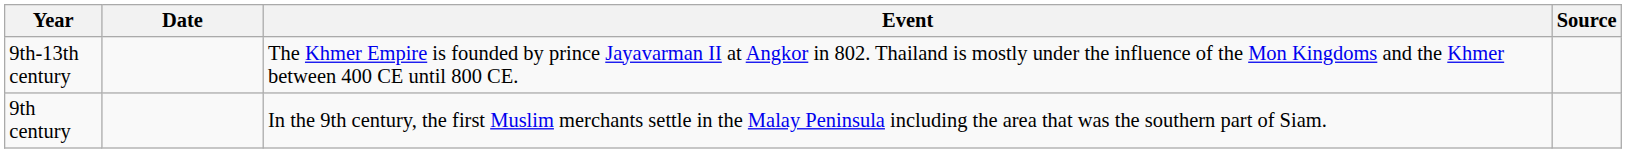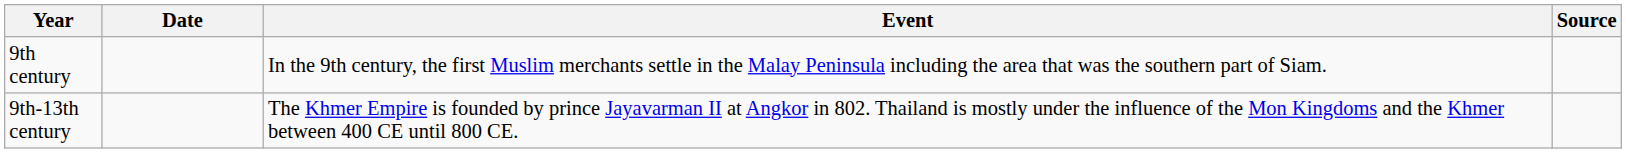rows swapped: (44, 64) <-> (40, 120)
